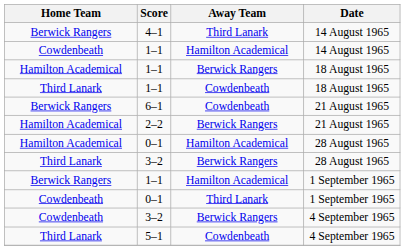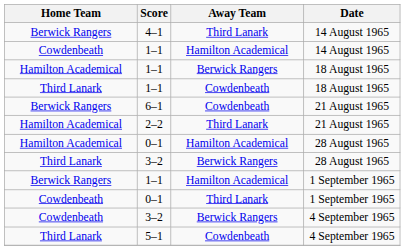(237, 124) Berwick Rangers -> (237, 124) Third Lanark
